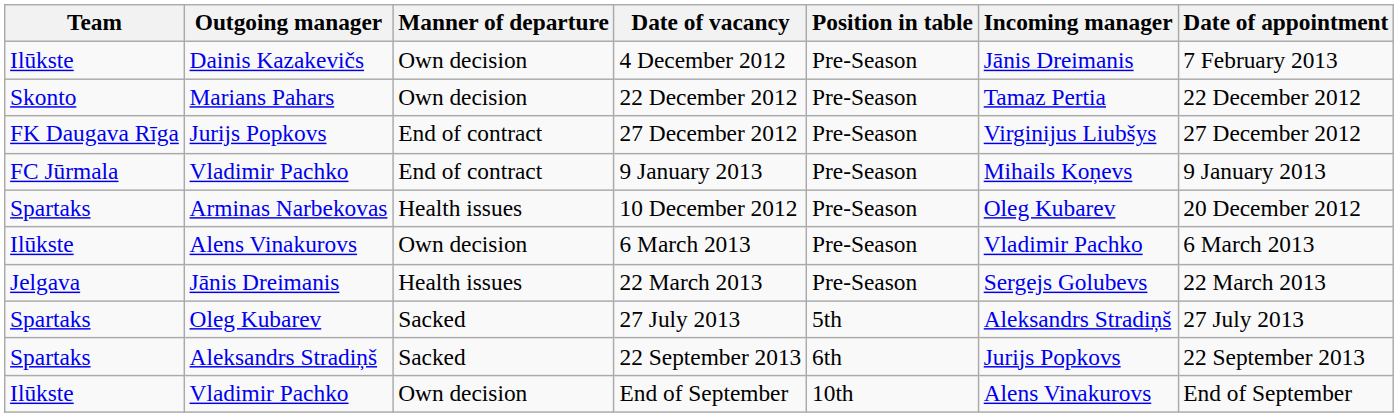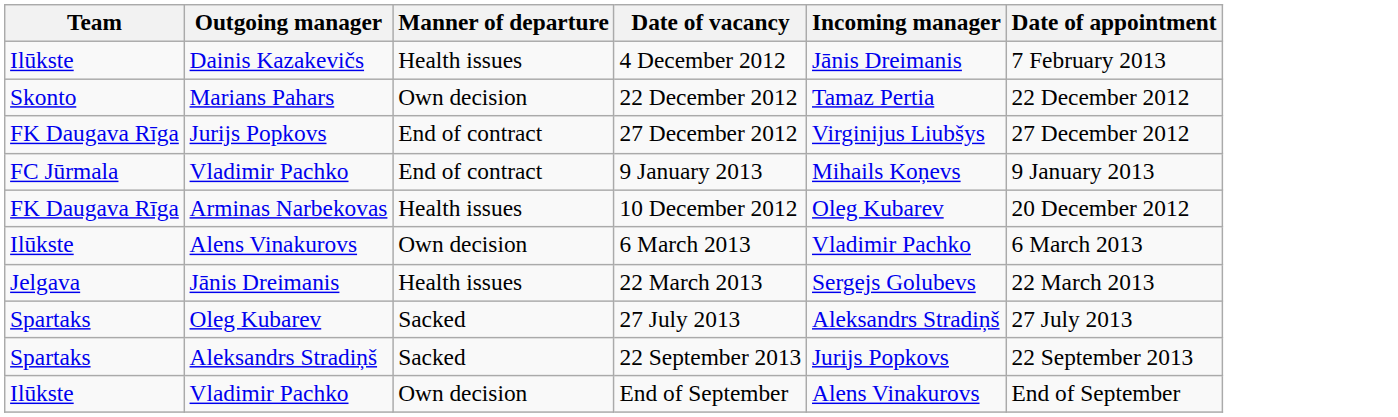- column: (892, 23)
(463, 60) Own decision -> (460, 60) Health issues
(50, 208) Spartaks -> (94, 208) FK Daugava Rīga
